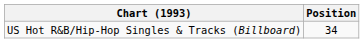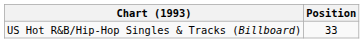(331, 30) 34 -> (331, 30) 33
